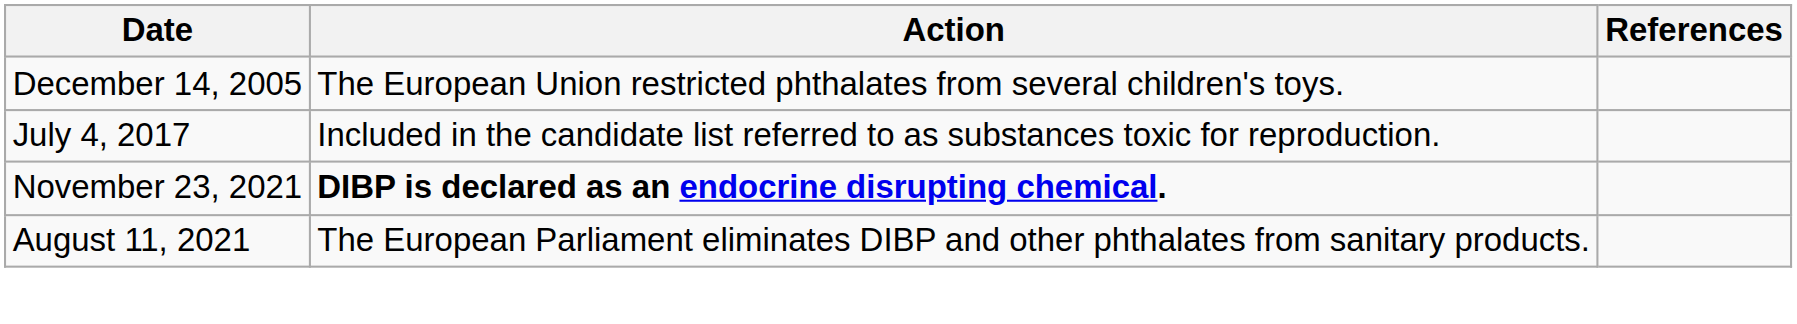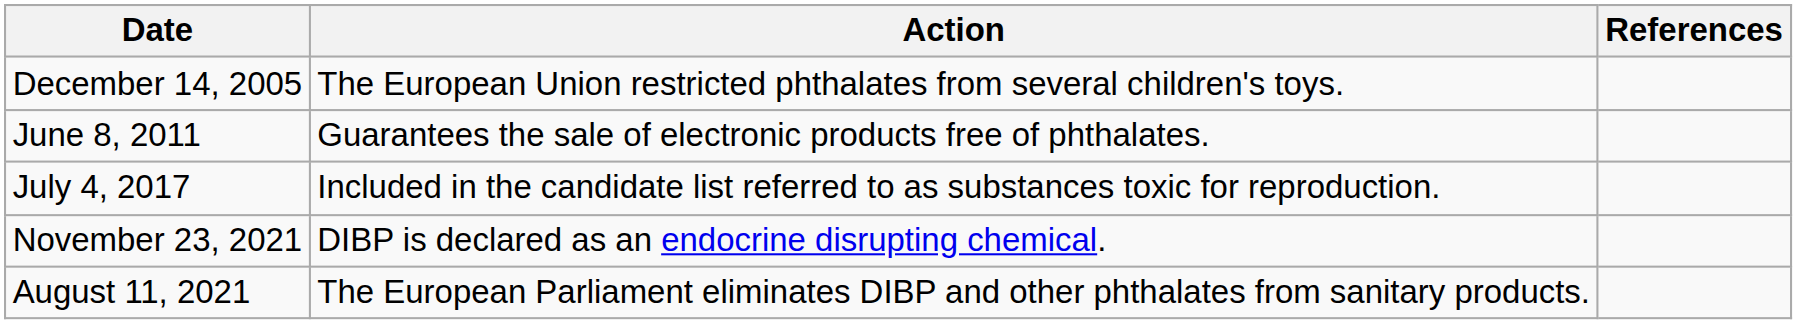+ row: (107, 135)
(742, 187) bold -> (712, 239) normal
